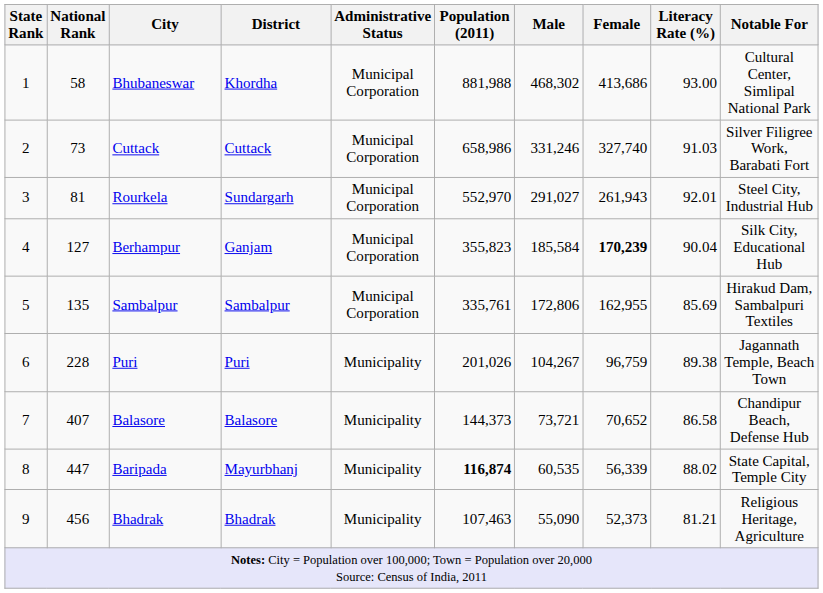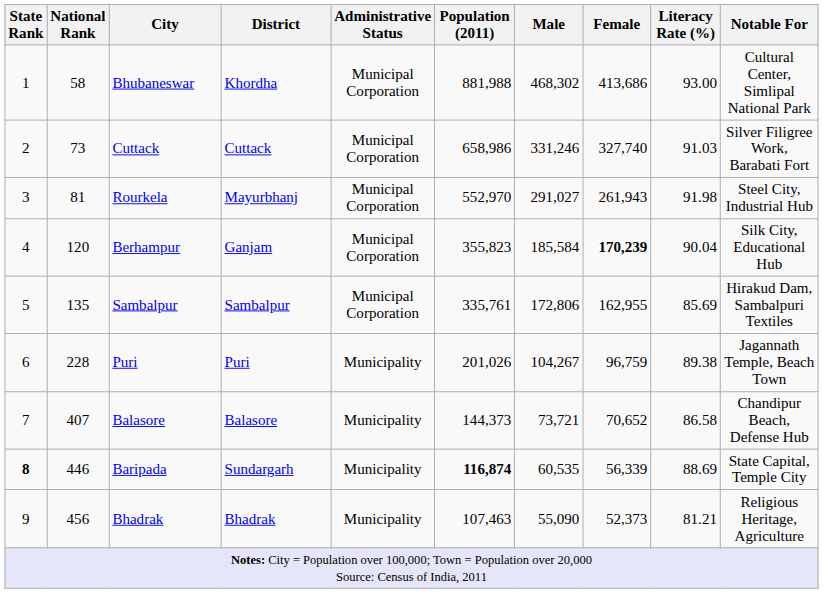(259, 197) Sundargarh -> (261, 197) Mayurbhanj
(700, 197) 92.01 -> (700, 197) 91.98
(78, 247) 127 -> (78, 247) 120
(26, 469) normal -> (26, 469) bold
(78, 469) 447 -> (78, 469) 446
(261, 469) Mayurbhanj -> (259, 469) Sundargarh
(700, 469) 88.02 -> (700, 469) 88.69
